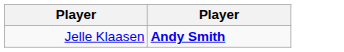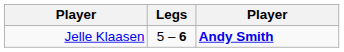+ column: (172, 15)
